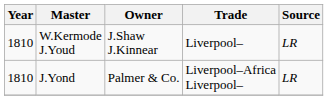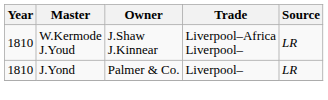(214, 42) Liverpool– -> (231, 42) Liverpool–Africa Liverpool–
(231, 77) Liverpool–Africa Liverpool– -> (214, 70) Liverpool–
